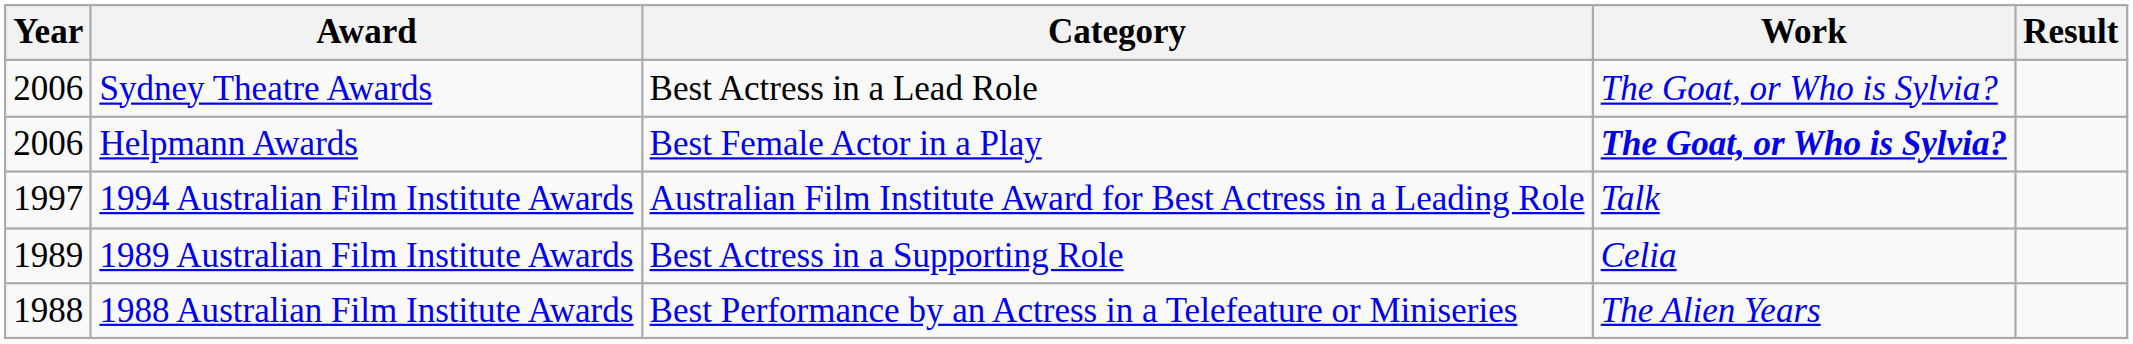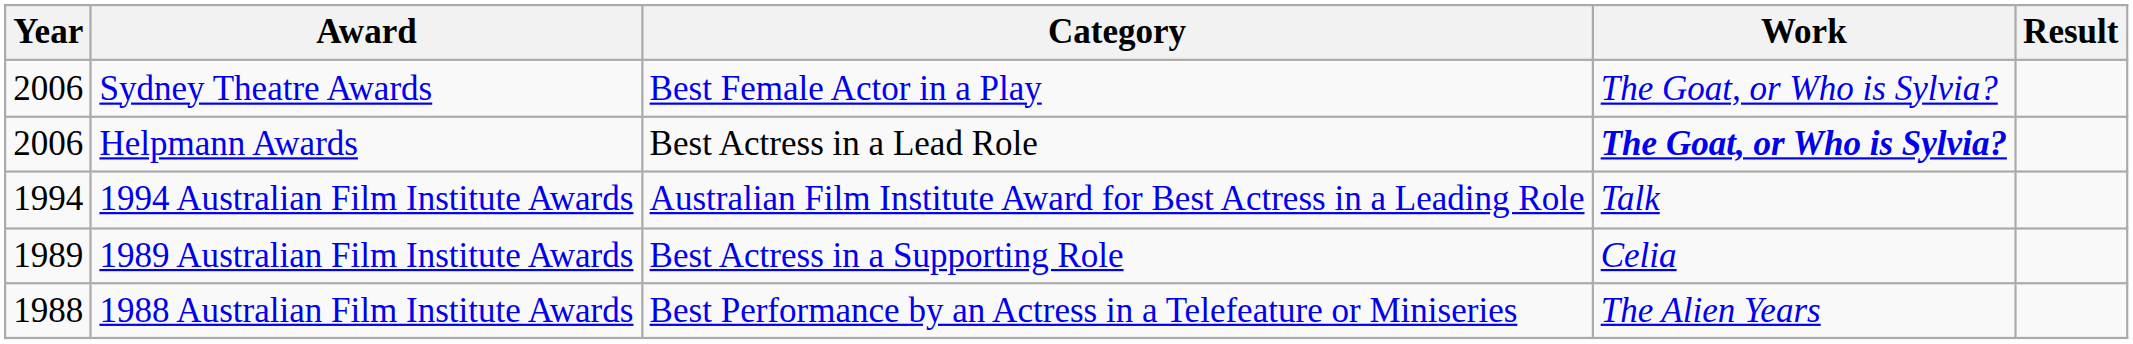(844, 87) Best Actress in a Lead Role -> (846, 87) Best Female Actor in a Play
(846, 143) Best Female Actor in a Play -> (844, 143) Best Actress in a Lead Role
(48, 198) 1997 -> (48, 198) 1994
